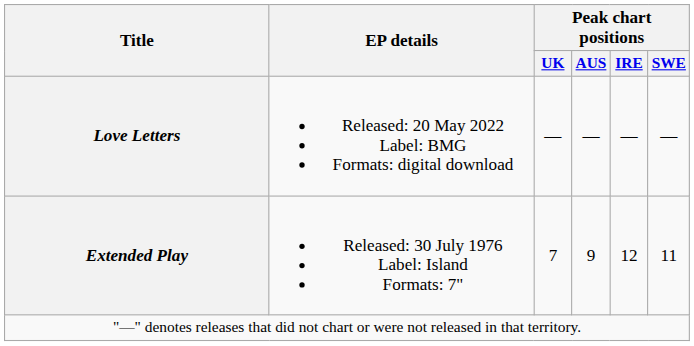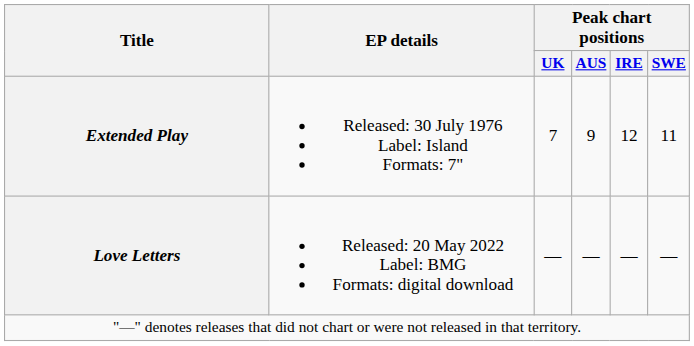rows swapped: (137, 255) <-> (137, 135)
